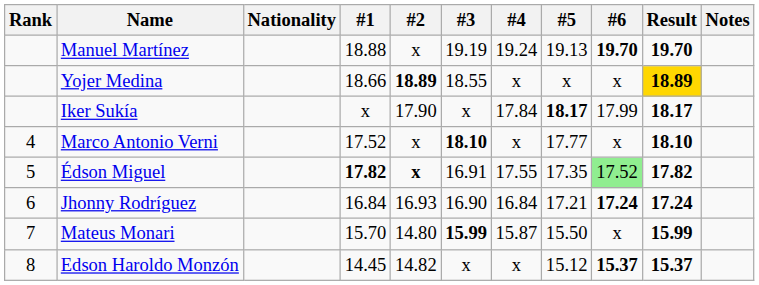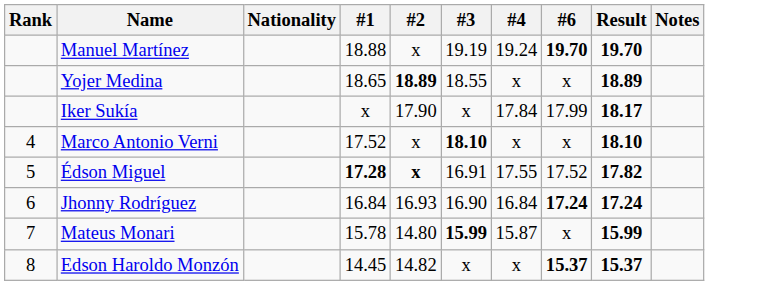- column: (567, 19)
(365, 81) 18.66 -> (365, 81) 18.65
(672, 81) gold background -> (621, 81) no background
(365, 172) 17.82 -> (365, 172) 17.28
(617, 172) lightgreen background -> (567, 172) no background
(365, 234) 15.70 -> (365, 234) 15.78
